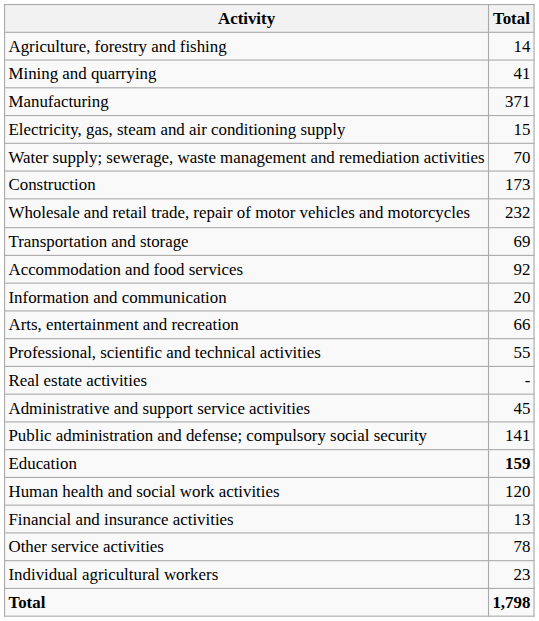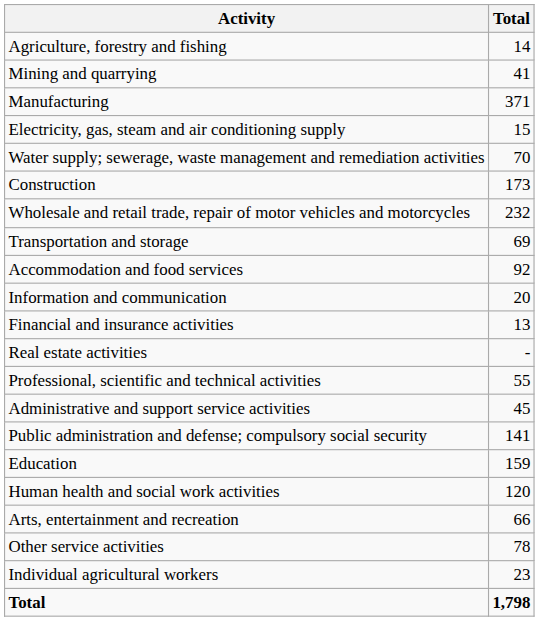rows swapped: (121, 519) <-> (124, 324)
rows swapped: (78, 380) <-> (165, 352)
(518, 463) bold -> (518, 463) normal
